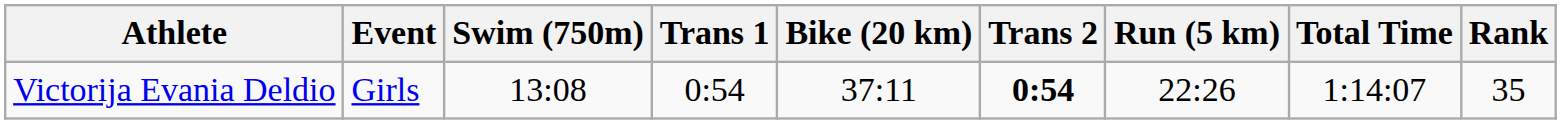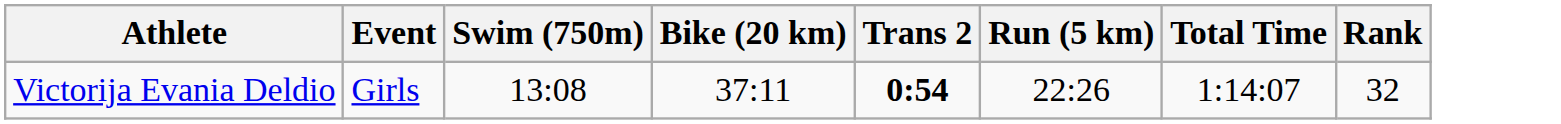- column: (715, 32)
(1508, 88) 35 -> (1383, 88) 32
